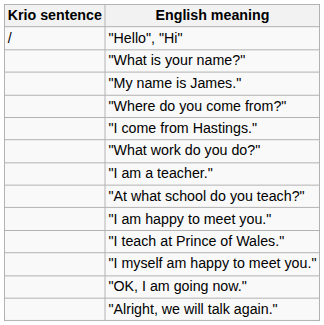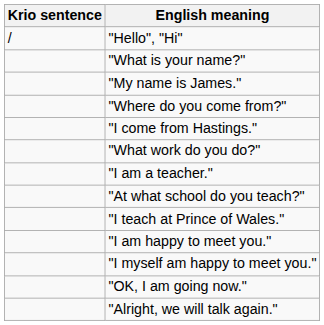rows swapped: (196, 241) <-> (190, 219)
